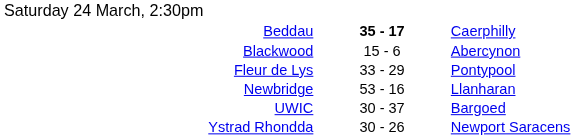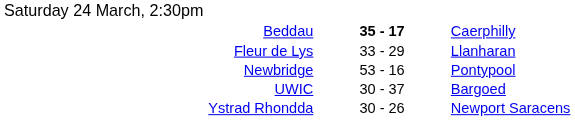- row: (278, 51)
(483, 70) Pontypool -> (483, 51) Llanharan
(483, 89) Llanharan -> (483, 70) Pontypool
